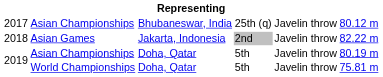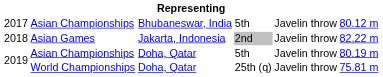(253, 23) 25th (q) -> (242, 23) 5th
(242, 68) 5th -> (253, 68) 25th (q)
